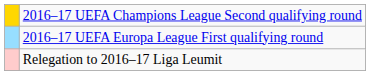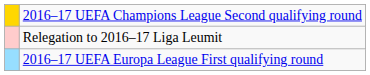rows swapped: (173, 37) <-> (123, 59)
